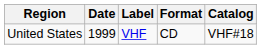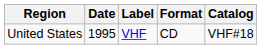(102, 34) 1999 -> (102, 34) 1995
